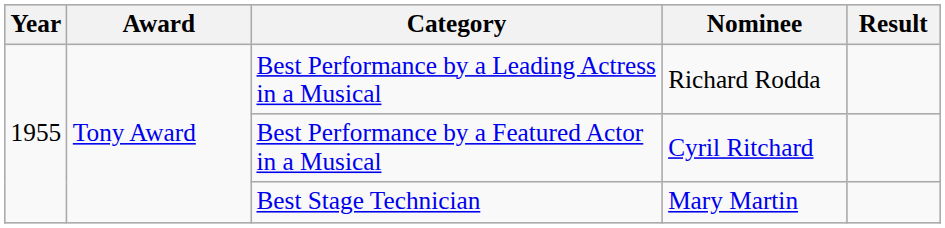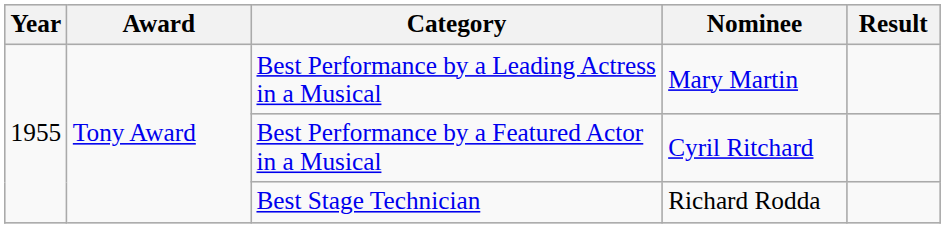(744, 78) Richard Rodda -> (733, 78) Mary Martin
(733, 201) Mary Martin -> (744, 201) Richard Rodda
